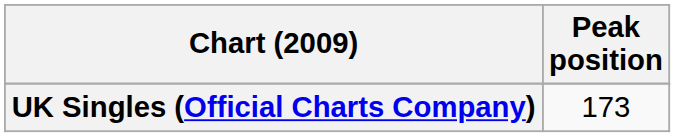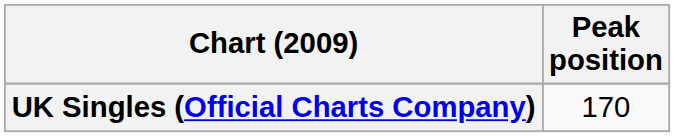(606, 107) 173 -> (606, 107) 170
